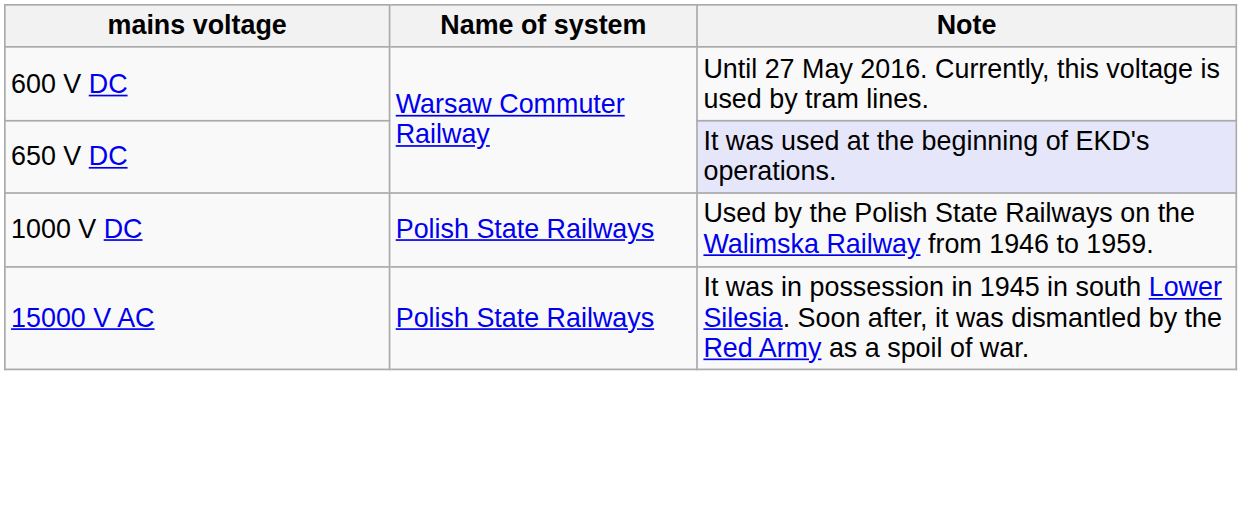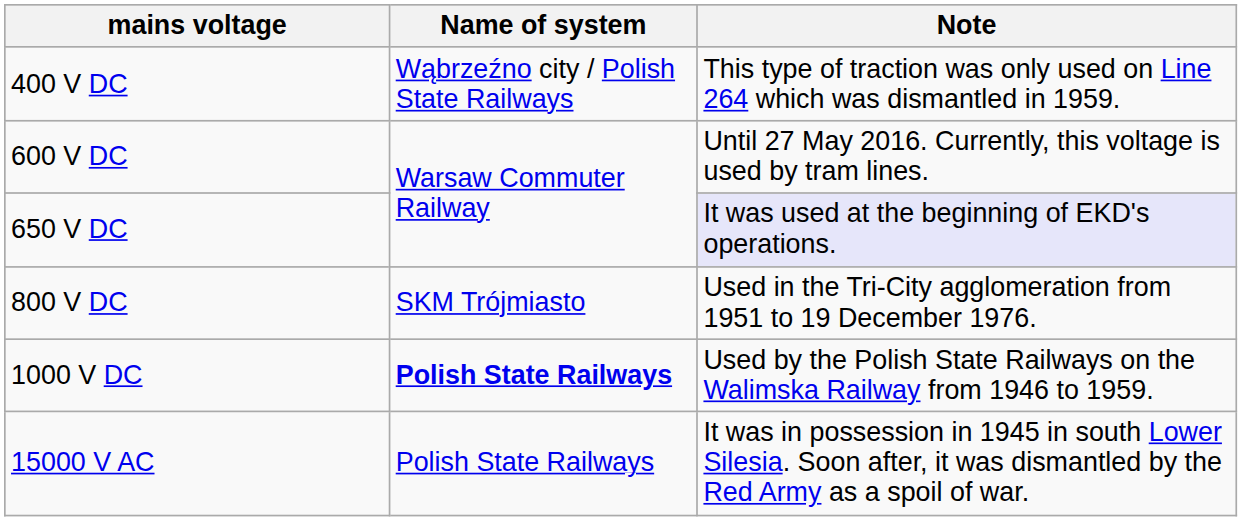+ row: (69, 83)
+ row: (69, 302)
(525, 229) normal -> (534, 375) bold
